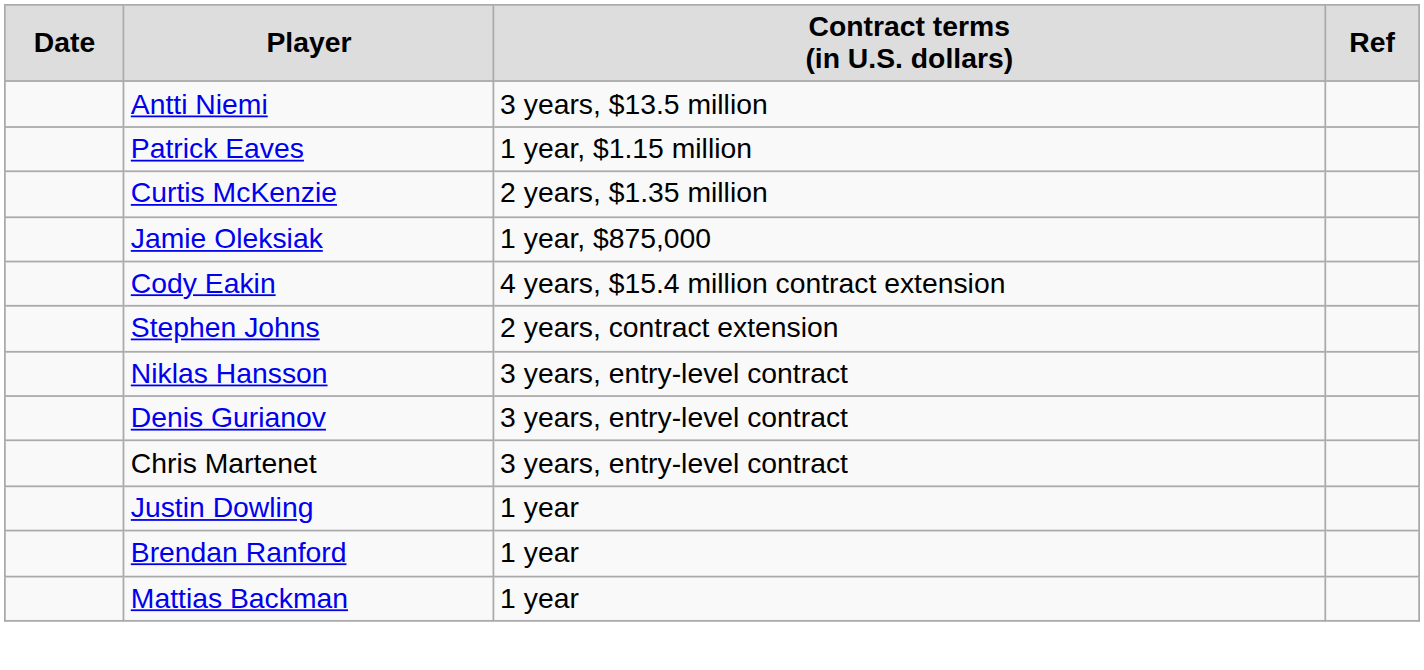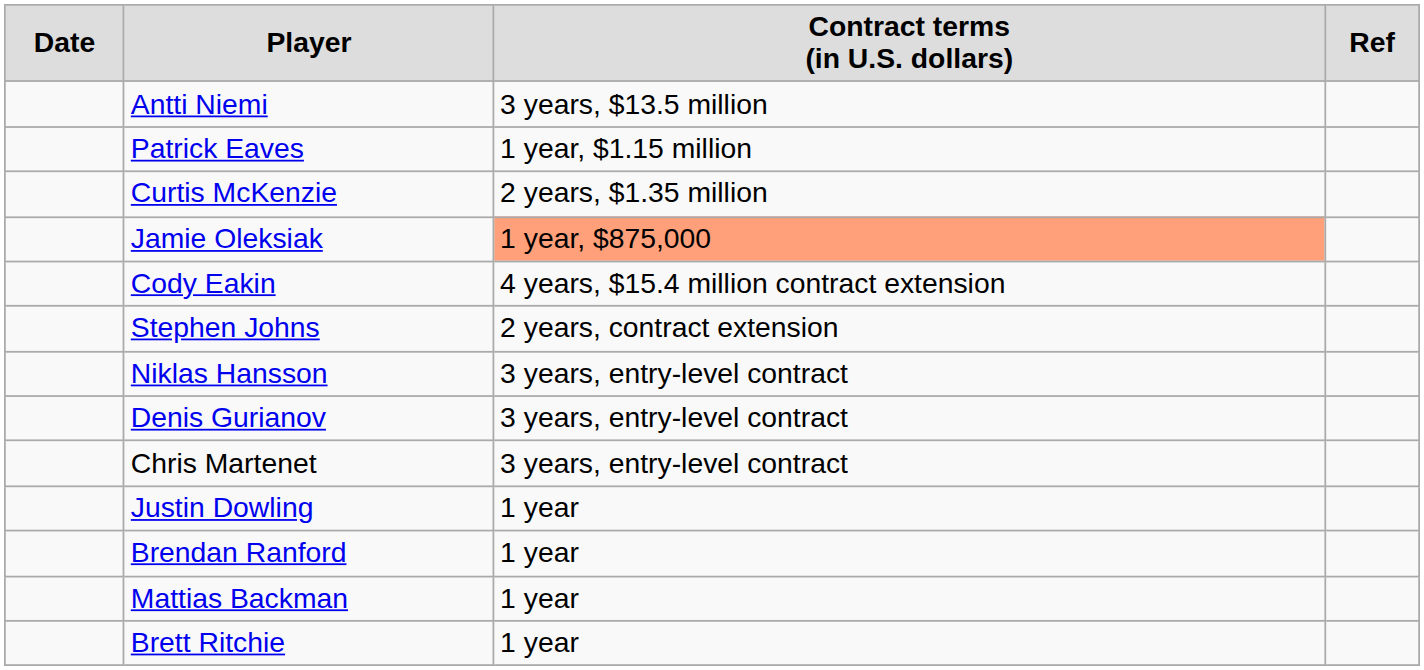(606, 238) no background -> (606, 238) lightsalmon background
+ row: (208, 642)
